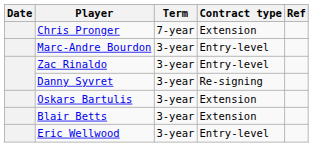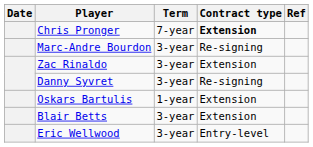(228, 30) normal -> (228, 30) bold
(234, 47) Entry-level -> (231, 47) Re-signing
(234, 64) Entry-level -> (228, 64) Extension
(175, 99) 3-year -> (175, 99) 1-year
